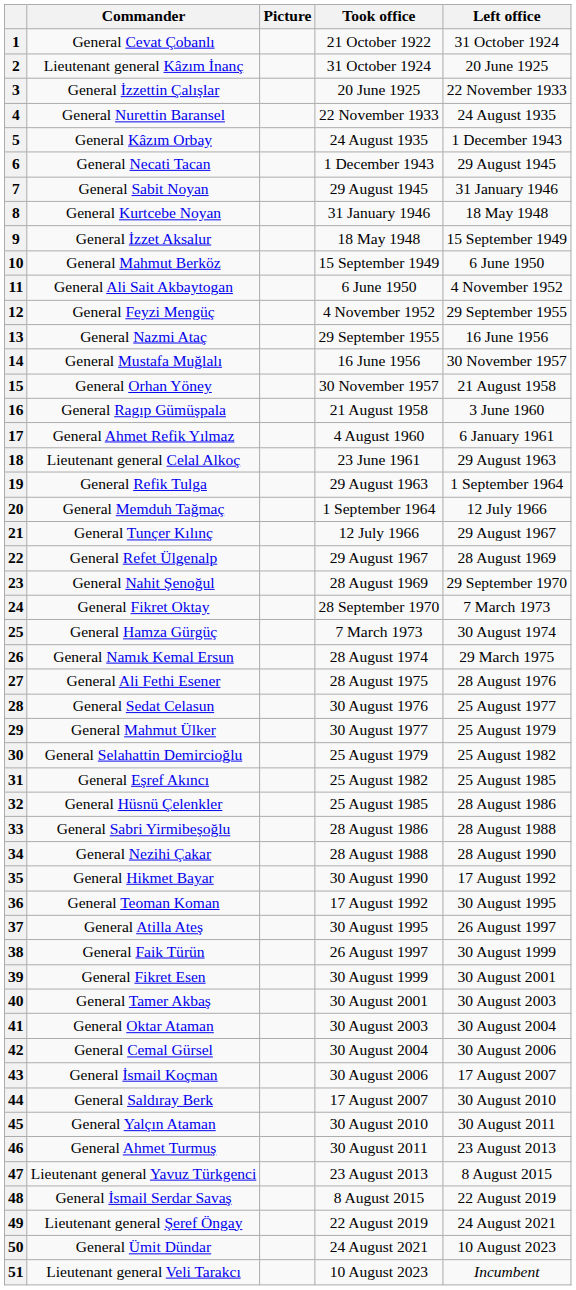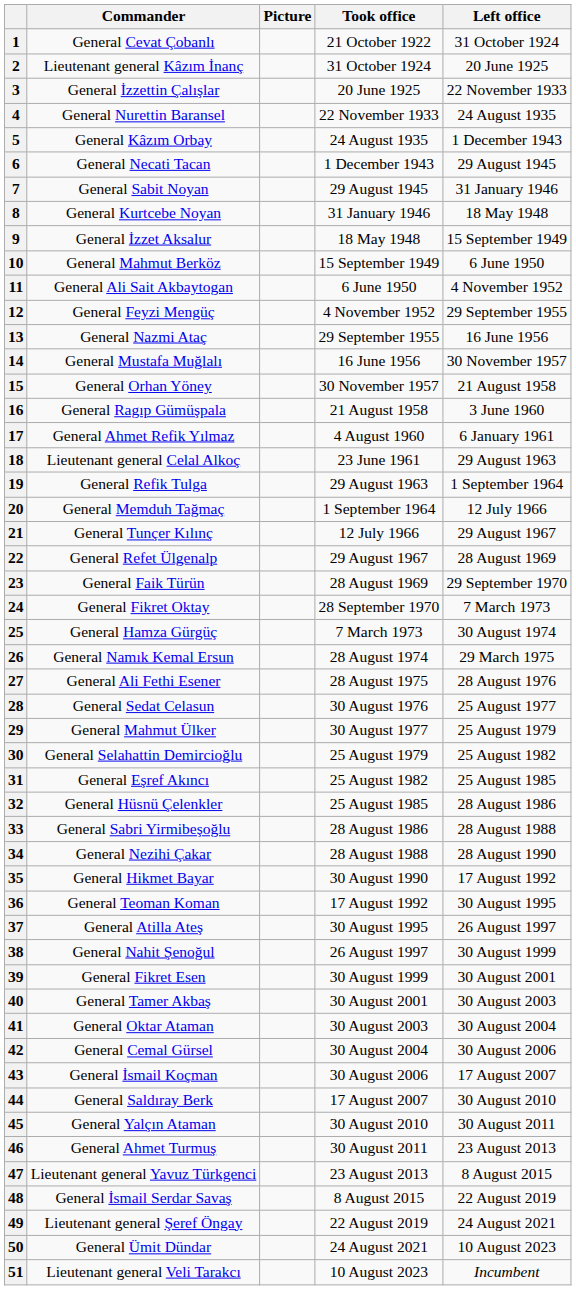(144, 582) General Nahit Şenoğul -> (144, 582) General Faik Türün
(144, 952) General Faik Türün -> (144, 952) General Nahit Şenoğul
